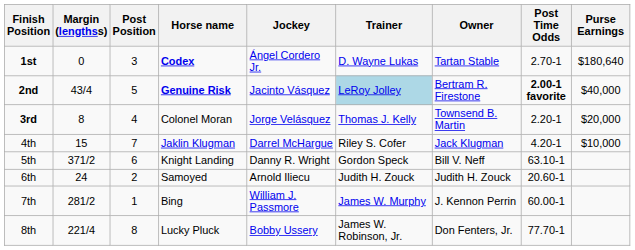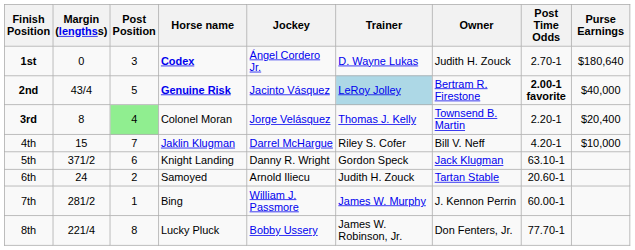(467, 61) Tartan Stable -> (473, 61) Judith H. Zouck
(134, 120) no background -> (134, 120) lightgreen background
(601, 120) $20,000 -> (601, 120) $20,400
(469, 143) Jack Klugman -> (460, 143) Bill V. Neff
(460, 161) Bill V. Neff -> (469, 161) Jack Klugman
(473, 178) Judith H. Zouck -> (467, 178) Tartan Stable
